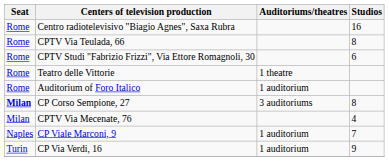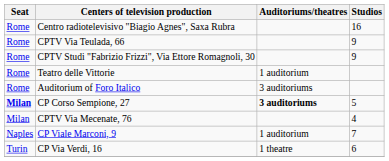(354, 42) 8 -> (354, 42) 9
(354, 57) 6 -> (354, 57) 9
(276, 73) 1 theatre -> (284, 73) 1 auditorium
(284, 88) 1 auditorium -> (286, 88) 3 auditoriums
(286, 103) normal -> (288, 103) bold
(354, 103) 8 -> (354, 103) 5
(284, 149) 1 auditorium -> (276, 149) 1 theatre
(354, 149) 9 -> (354, 149) 6
